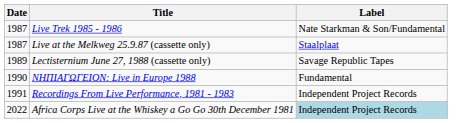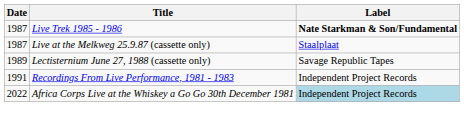(372, 28) normal -> (378, 28) bold
- row: (114, 77)
